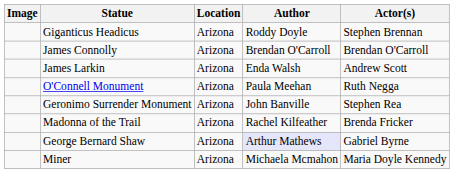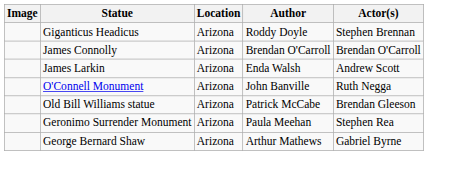(278, 86) Paula Meehan -> (277, 86) John Banville
+ row: (99, 104)
(277, 104) John Banville -> (278, 123) Paula Meehan
- row: (92, 123)
(284, 141) lavender background -> (284, 141) no background
- row: (57, 159)
